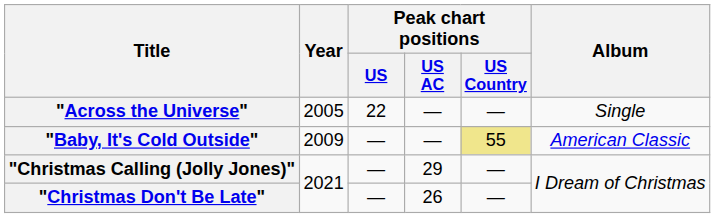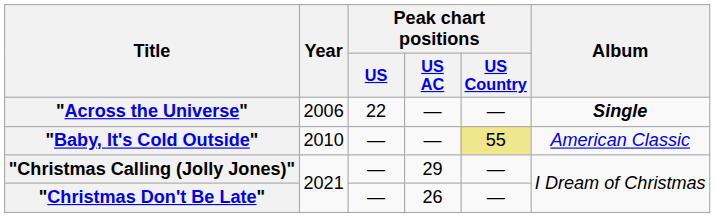(324, 111) 2005 -> (324, 111) 2006
(620, 111) normal -> (620, 111) bold
(324, 140) 2009 -> (324, 140) 2010
